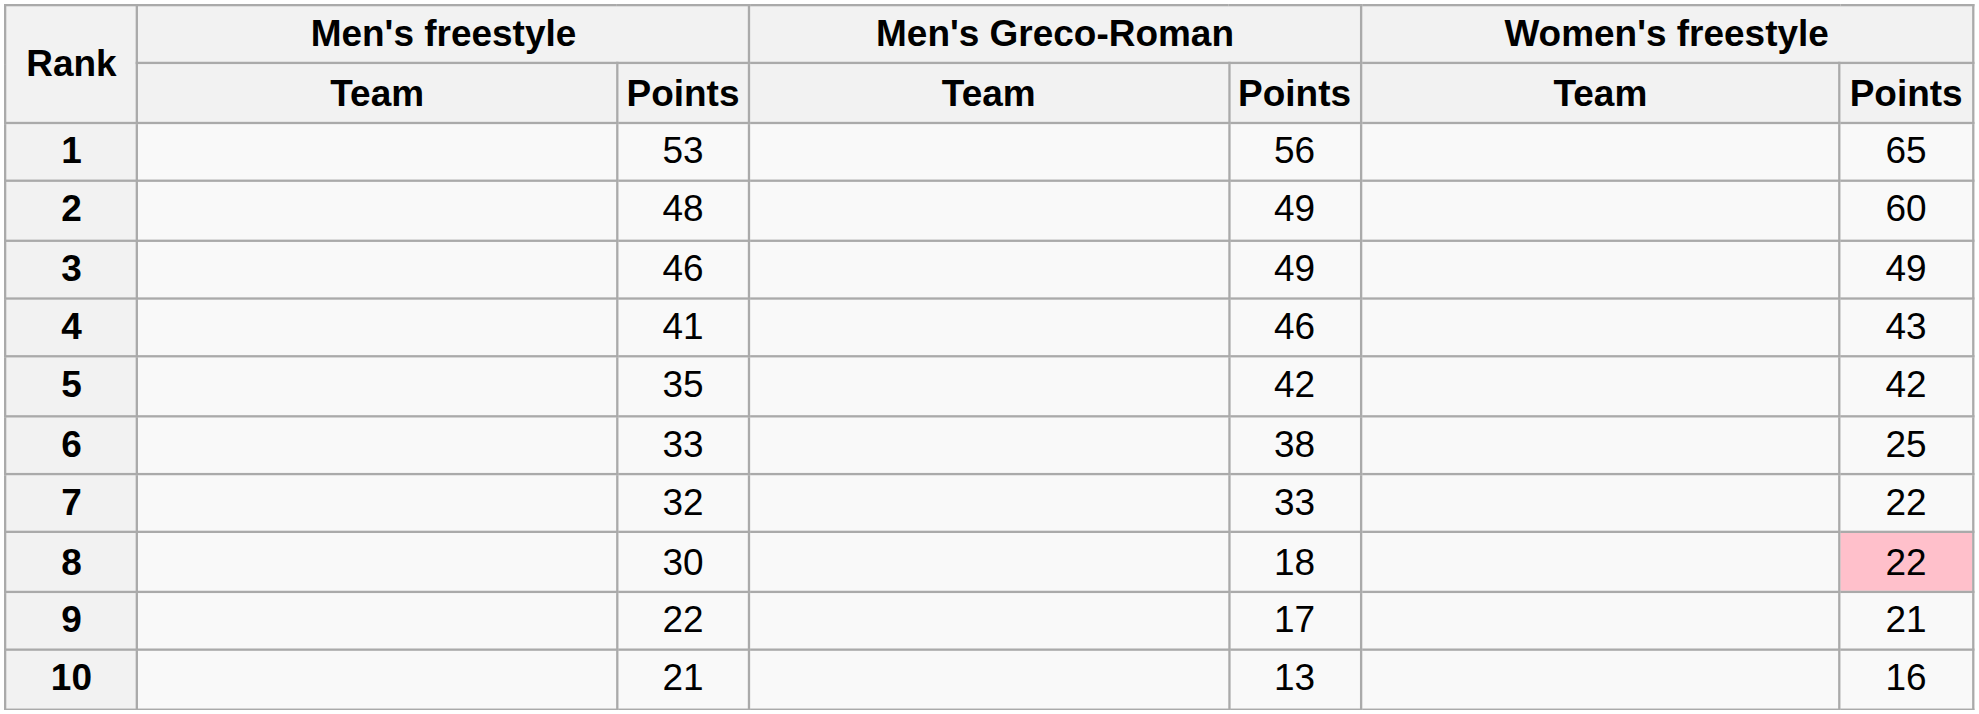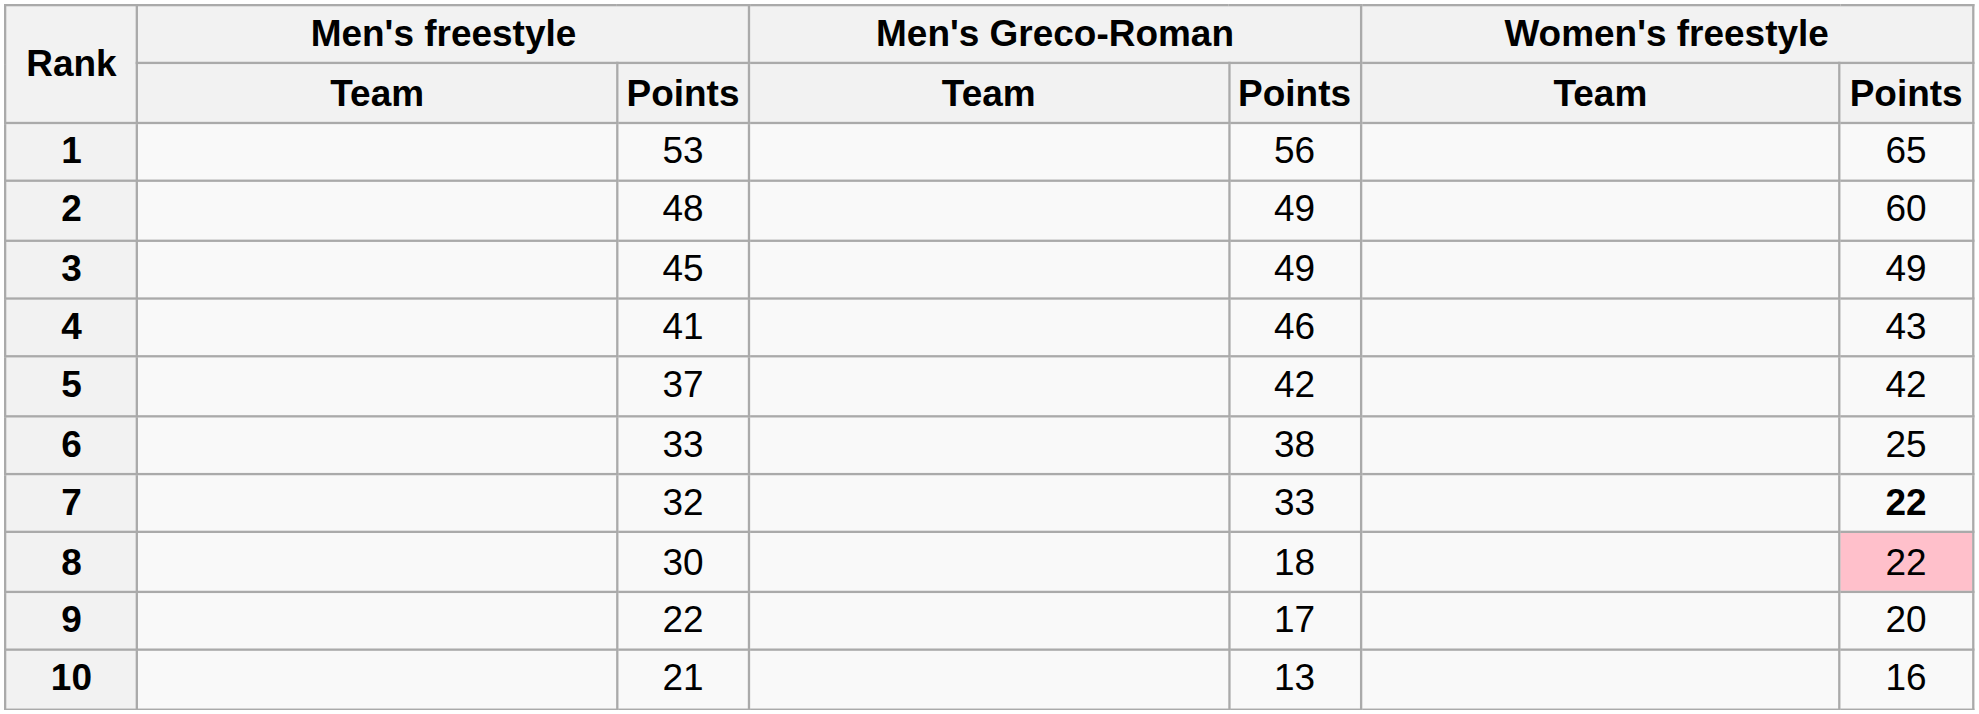(683, 268) 46 -> (683, 268) 45
(683, 385) 35 -> (683, 385) 37
(1906, 502) normal -> (1906, 502) bold
(1906, 619) 21 -> (1906, 619) 20
